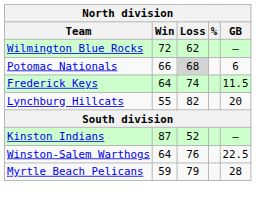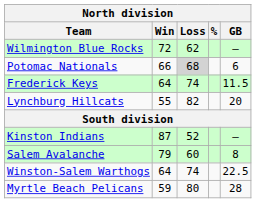+ row: (56, 154)
(193, 154) 76 -> (193, 171) 74
(193, 171) 79 -> (193, 189) 80
